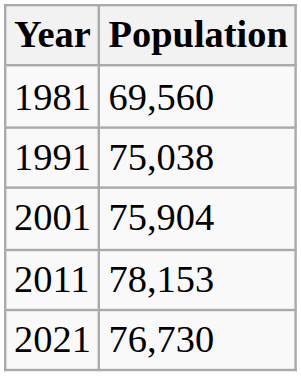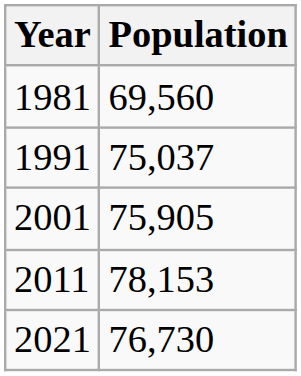(161, 156) 75,038 -> (161, 156) 75,037
(161, 217) 75,904 -> (161, 217) 75,905
